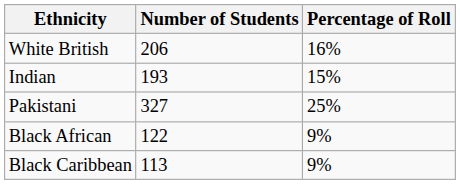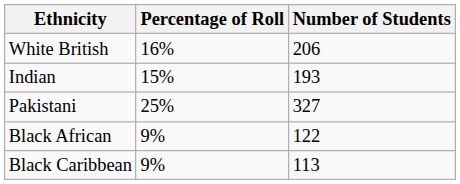columns swapped: (219, 19) <-> (379, 19)
